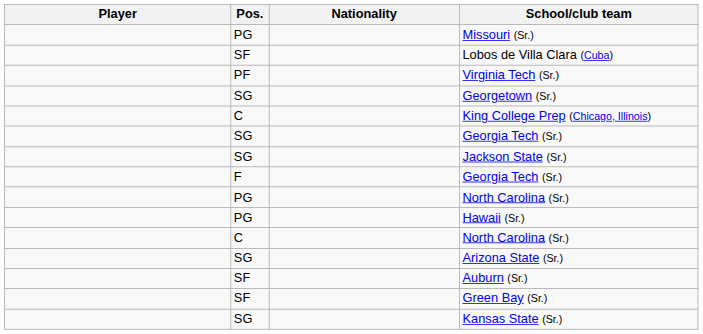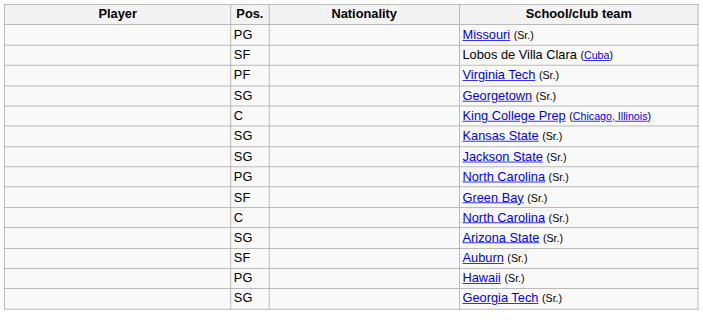rows swapped: (243, 319) <-> (243, 136)
- row: (238, 177)
rows swapped: (243, 217) <-> (242, 298)
